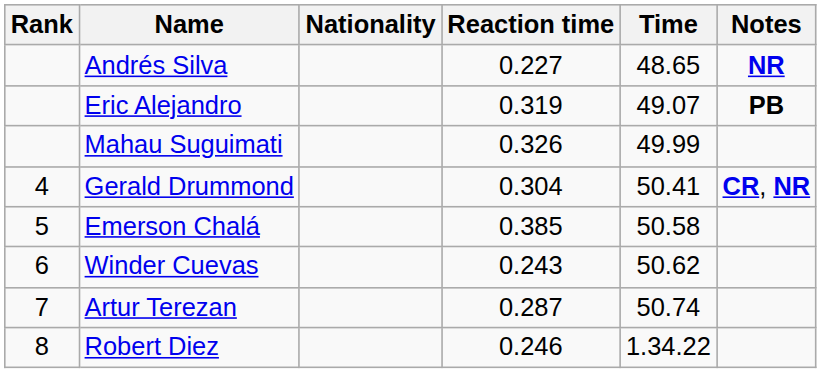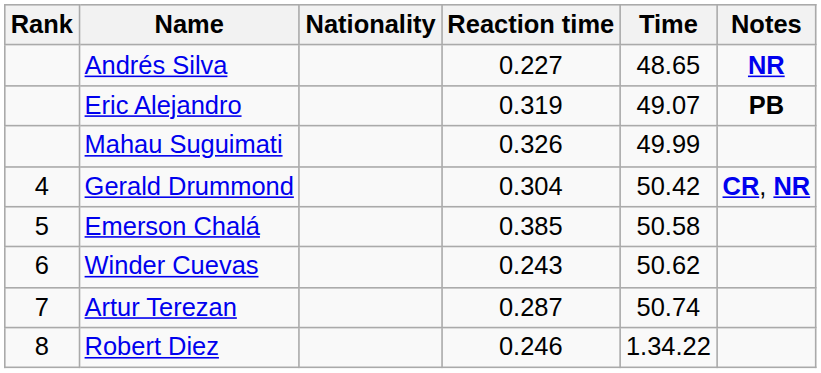(668, 186) 50.41 -> (668, 186) 50.42
